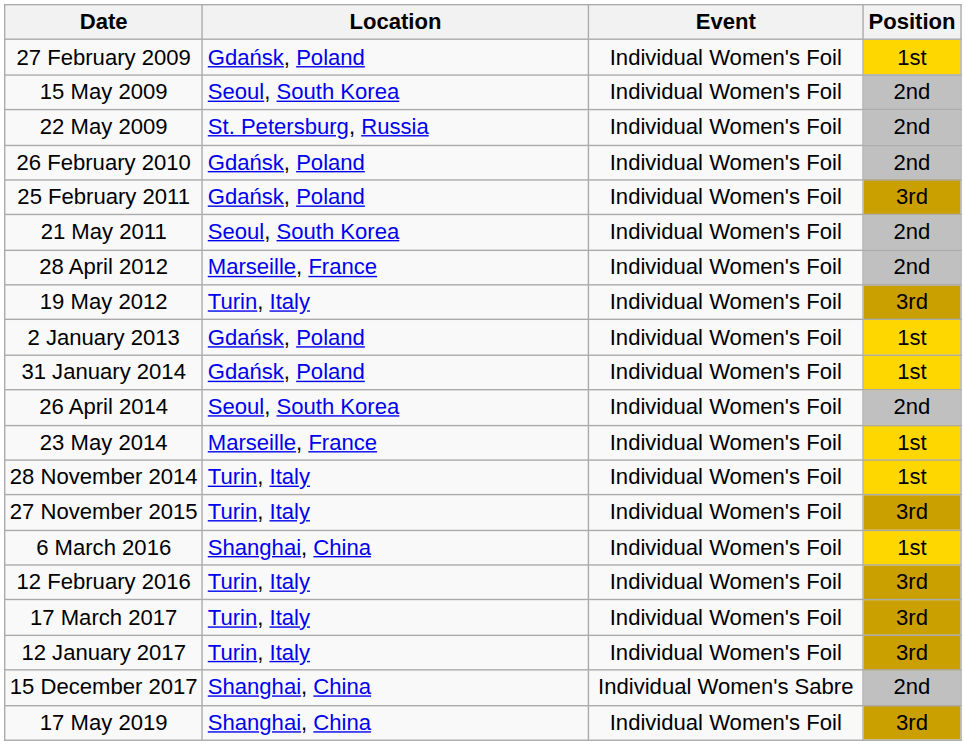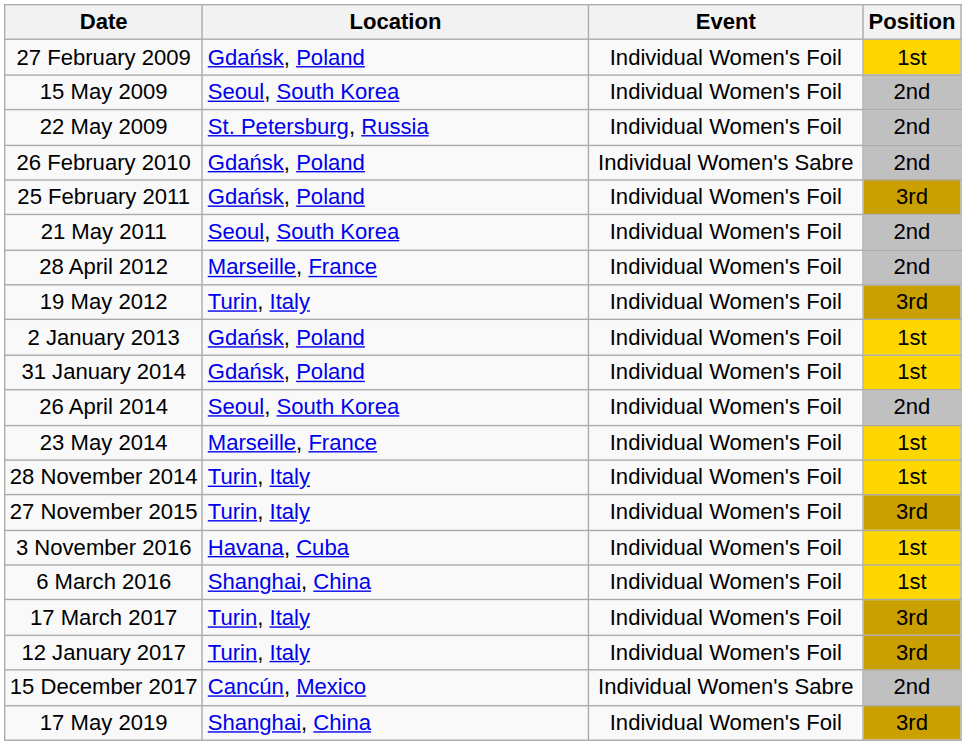(726, 162) Individual Women's Foil -> (726, 162) Individual Women's Sabre
+ row: (104, 547)
- row: (104, 582)
(289, 687) Shanghai, China -> (287, 687) Cancún, Mexico
